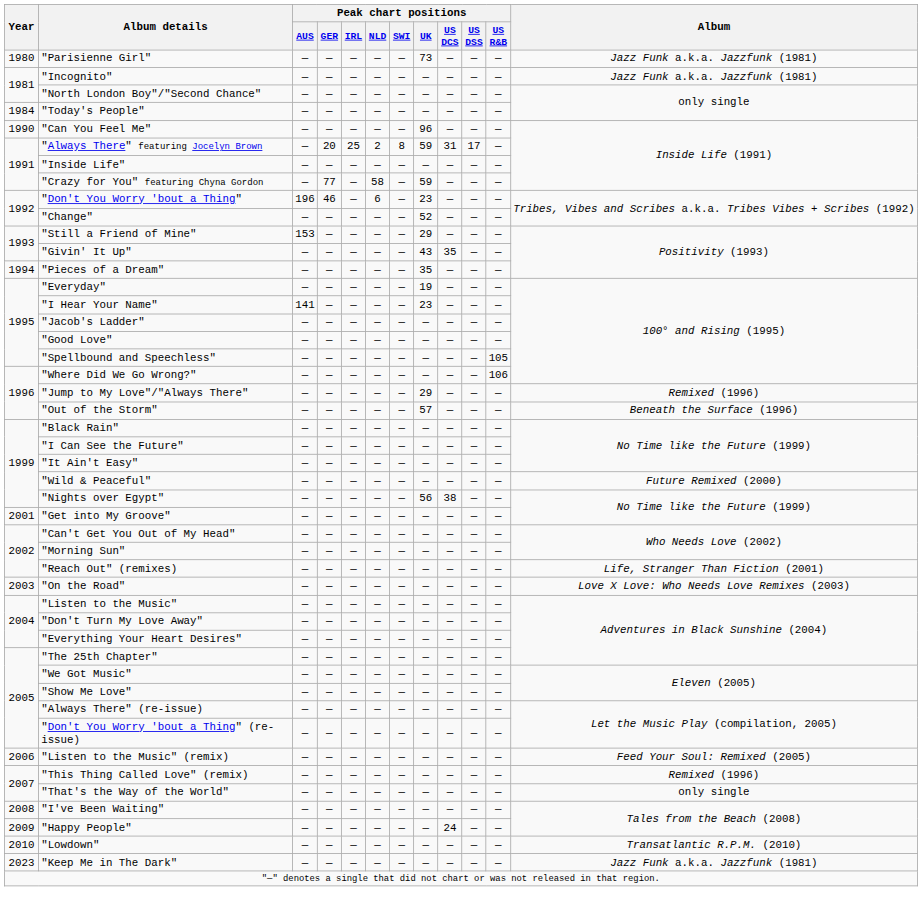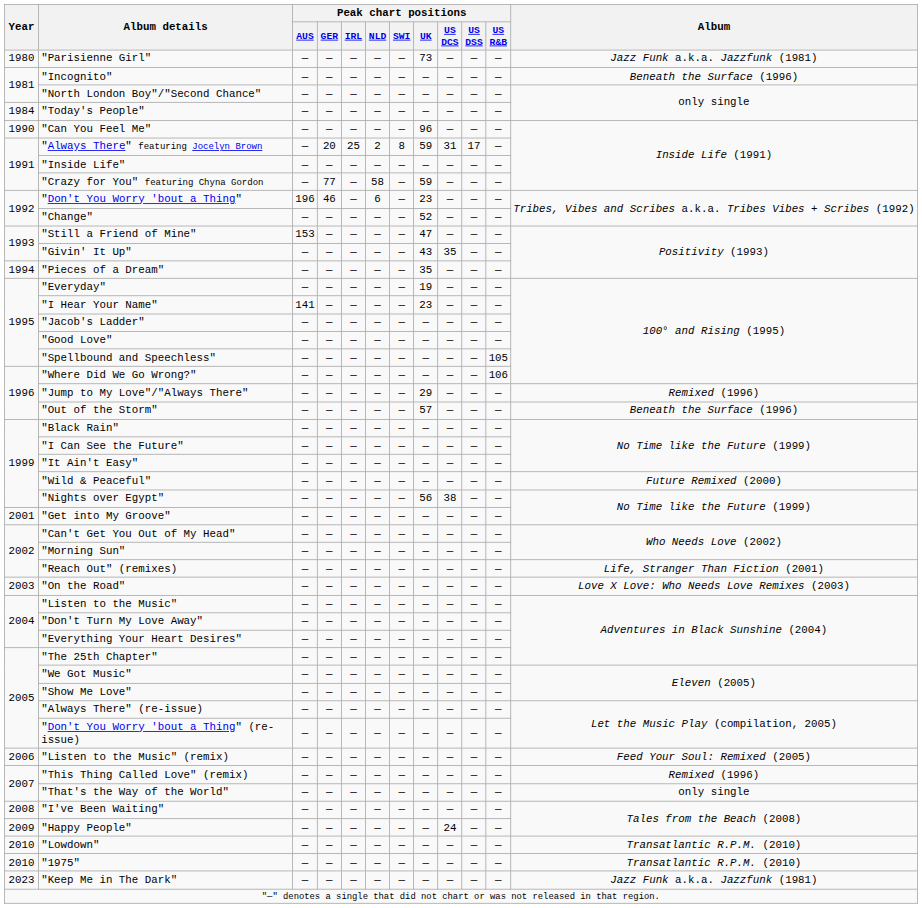(714, 76) Jazz Funk a.k.a. Jazzfunk (1981) -> (714, 76) Beneath the Surface (1996)
(426, 235) 29 -> (426, 235) 47
+ row: (61, 863)
